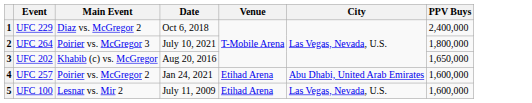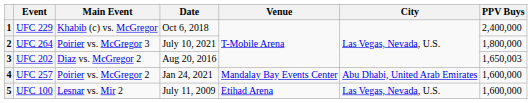(99, 28) Diaz vs. McGregor 2 -> (107, 28) Khabib (c) vs. McGregor
(107, 59) Khabib (c) vs. McGregor -> (99, 59) Diaz vs. McGregor 2
(449, 59) 1,650,000 -> (502, 59) 1,650,003
(247, 75) Etihad Arena -> (279, 75) Mandalay Bay Events Center
